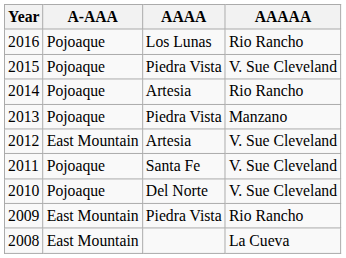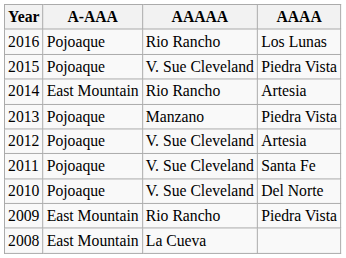columns swapped: (184, 16) <-> (283, 16)
(76, 91) Pojoaque -> (93, 91) East Mountain
(93, 141) East Mountain -> (76, 141) Pojoaque
